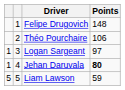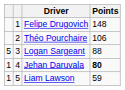(9, 51) 1 -> (9, 51) 5
(97, 51) 97 -> (97, 51) 88
(9, 78) 5 -> (9, 78) 1
